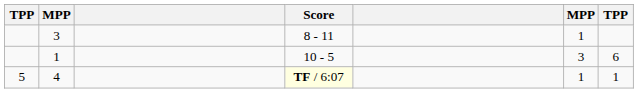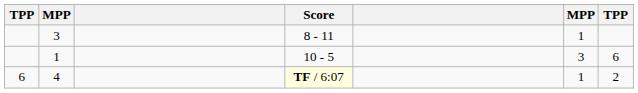(22, 77) 5 -> (22, 77) 6
(616, 77) 1 -> (616, 77) 2
